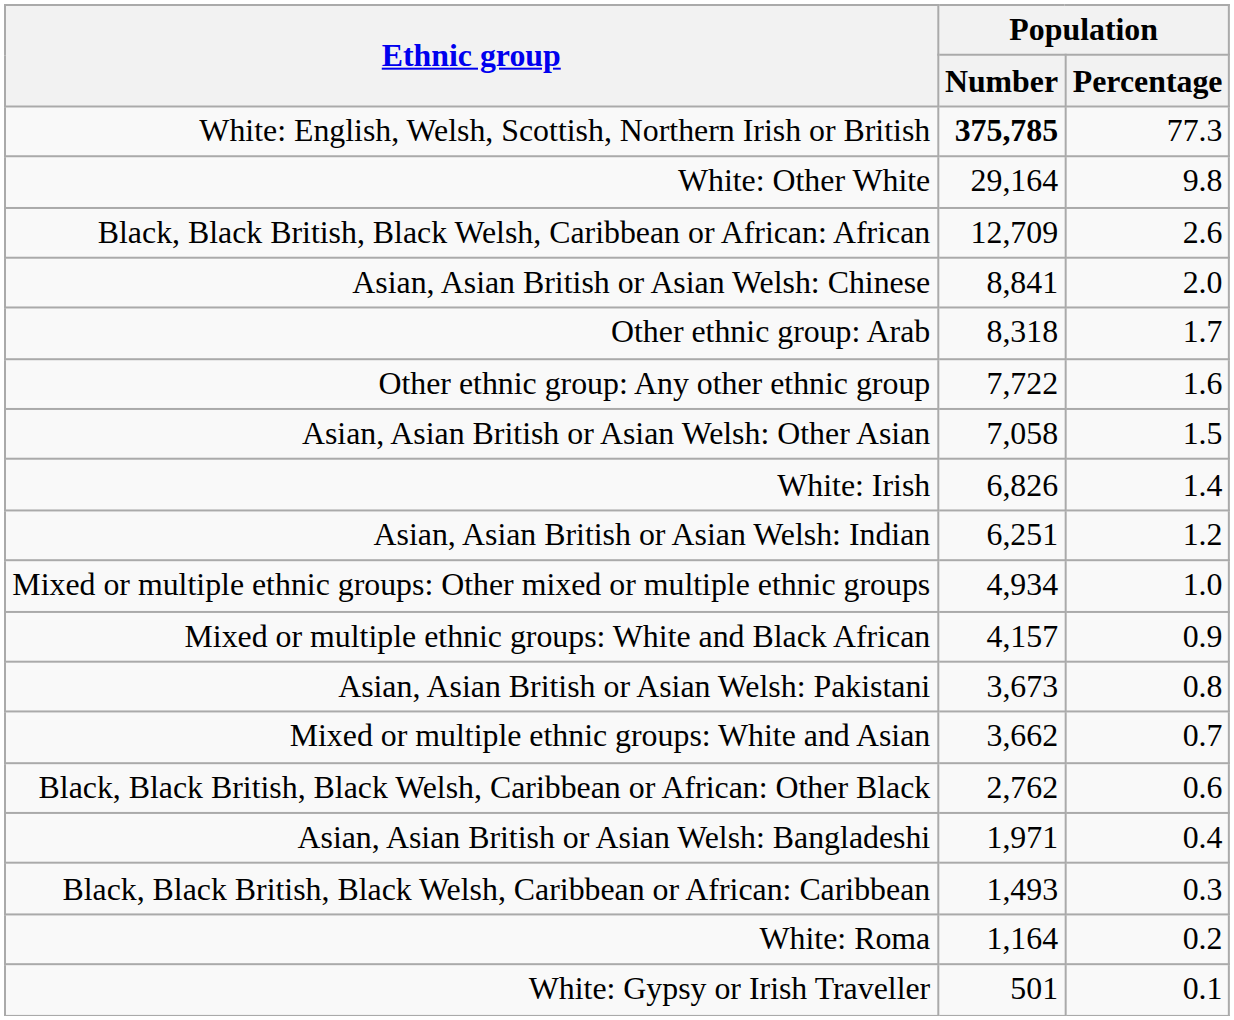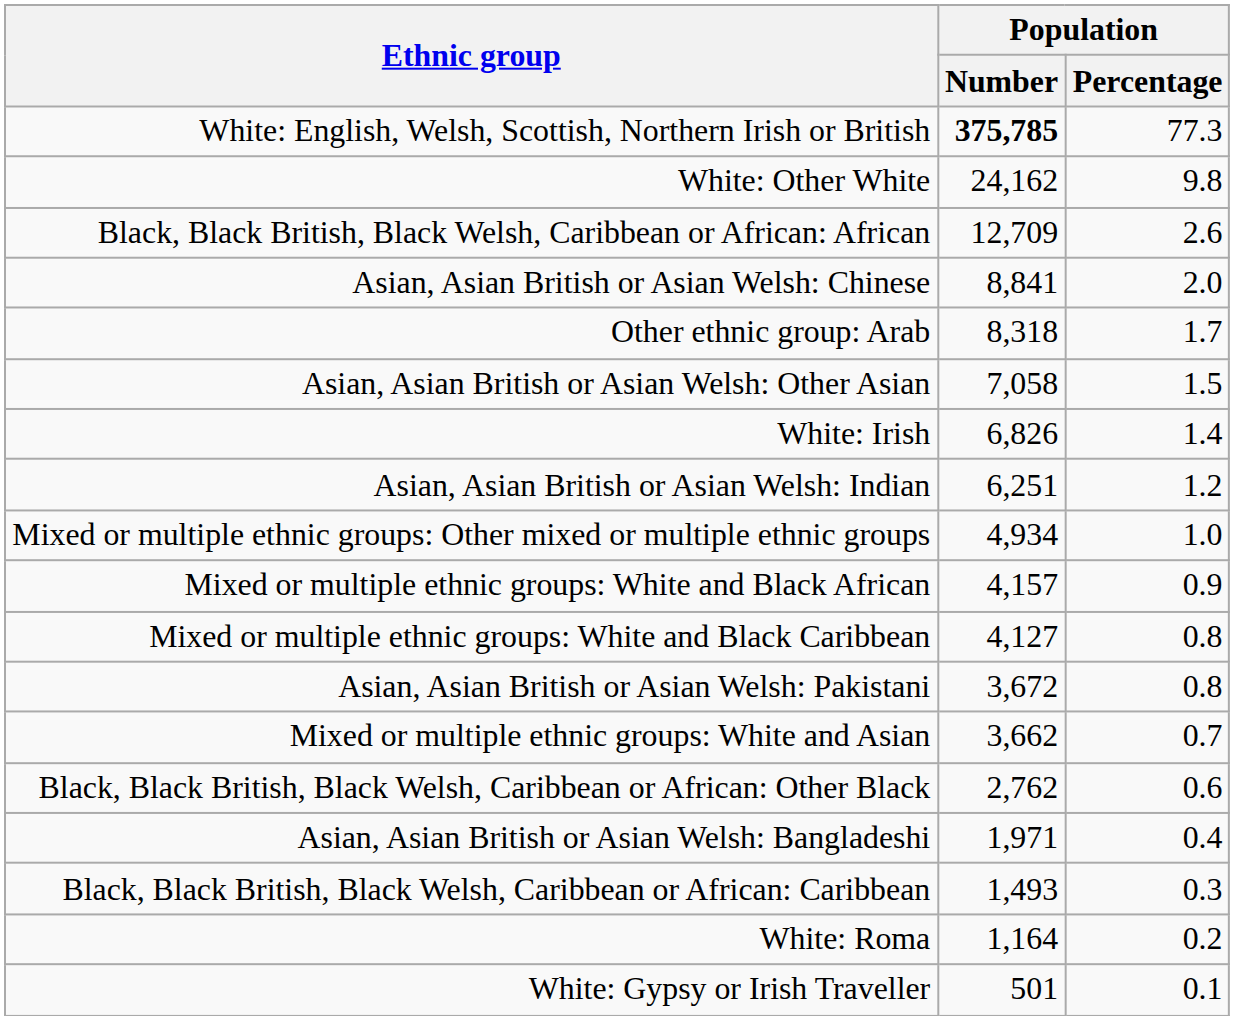(1014, 181) 29,164 -> (1014, 181) 24,162
- row: (654, 383)
+ row: (540, 635)
(1022, 686) 3,673 -> (1022, 686) 3,672
